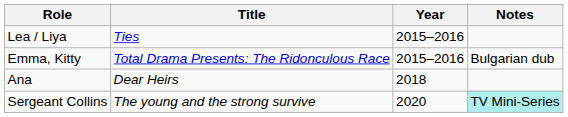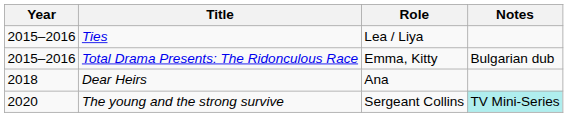columns swapped: (430, 15) <-> (57, 15)
